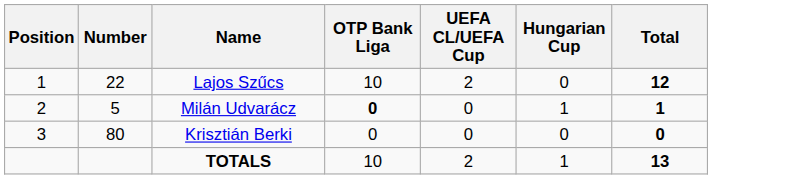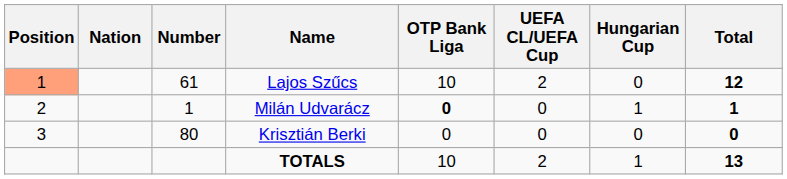+ column: (115, 37)
(41, 82) no background -> (41, 82) lightsalmon background
(115, 82) 22 -> (189, 82) 61
(115, 108) 5 -> (189, 108) 1
